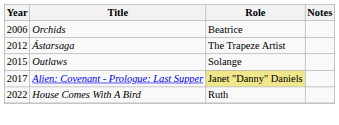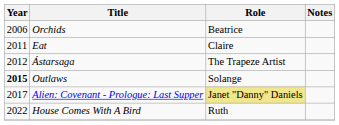+ row: (40, 45)
(17, 62) normal -> (17, 78) bold
